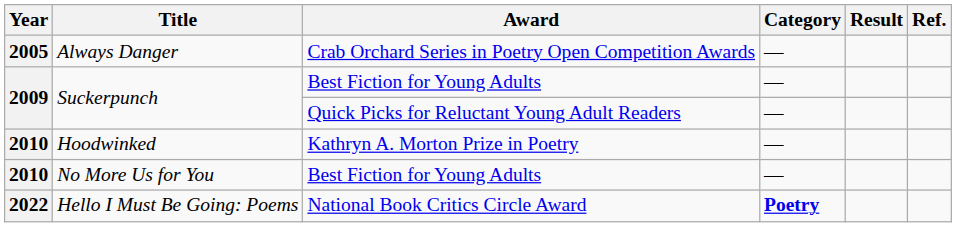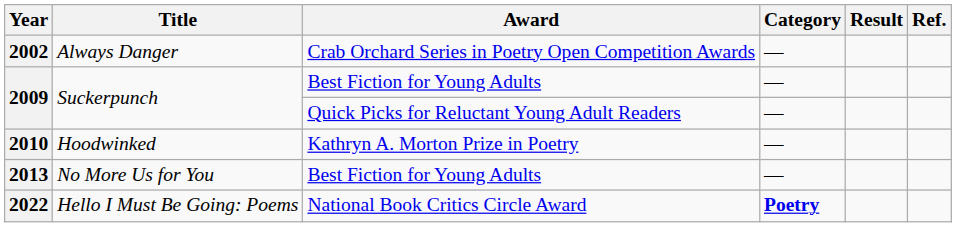(29, 50) 2005 -> (29, 50) 2002
(29, 174) 2010 -> (29, 174) 2013
